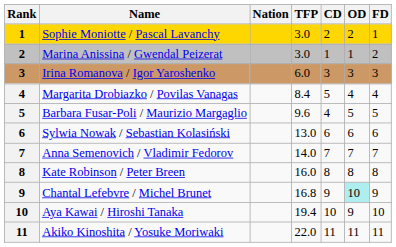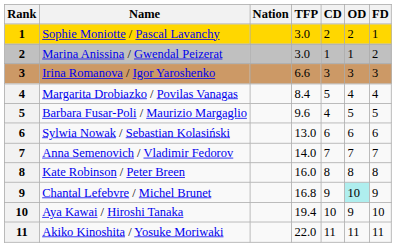(302, 73) 6.0 -> (302, 73) 6.6
